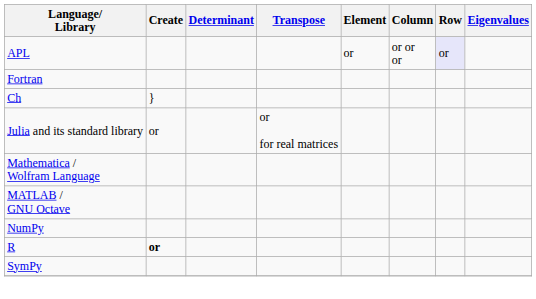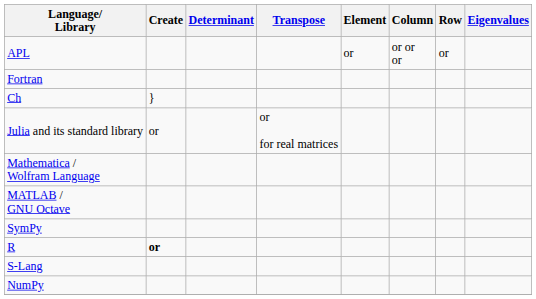(444, 53) lavender background -> (444, 53) no background
rows swapped: (25, 228) <-> (24, 266)
+ row: (25, 266)
